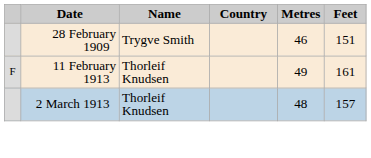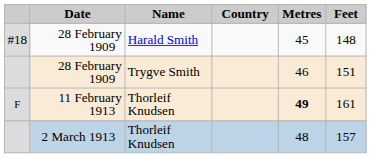+ row: (17, 39)
(301, 72) normal -> (302, 104) bold
